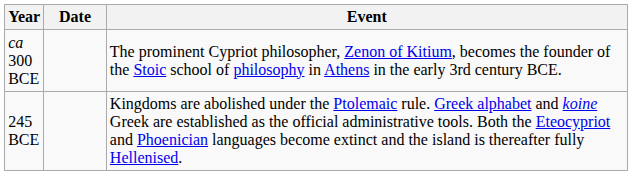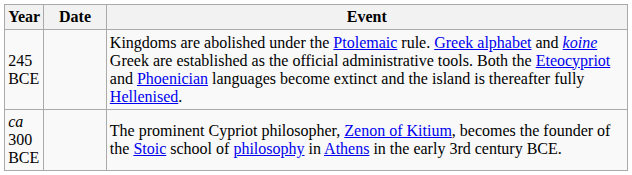rows swapped: (24, 60) <-> (24, 130)
